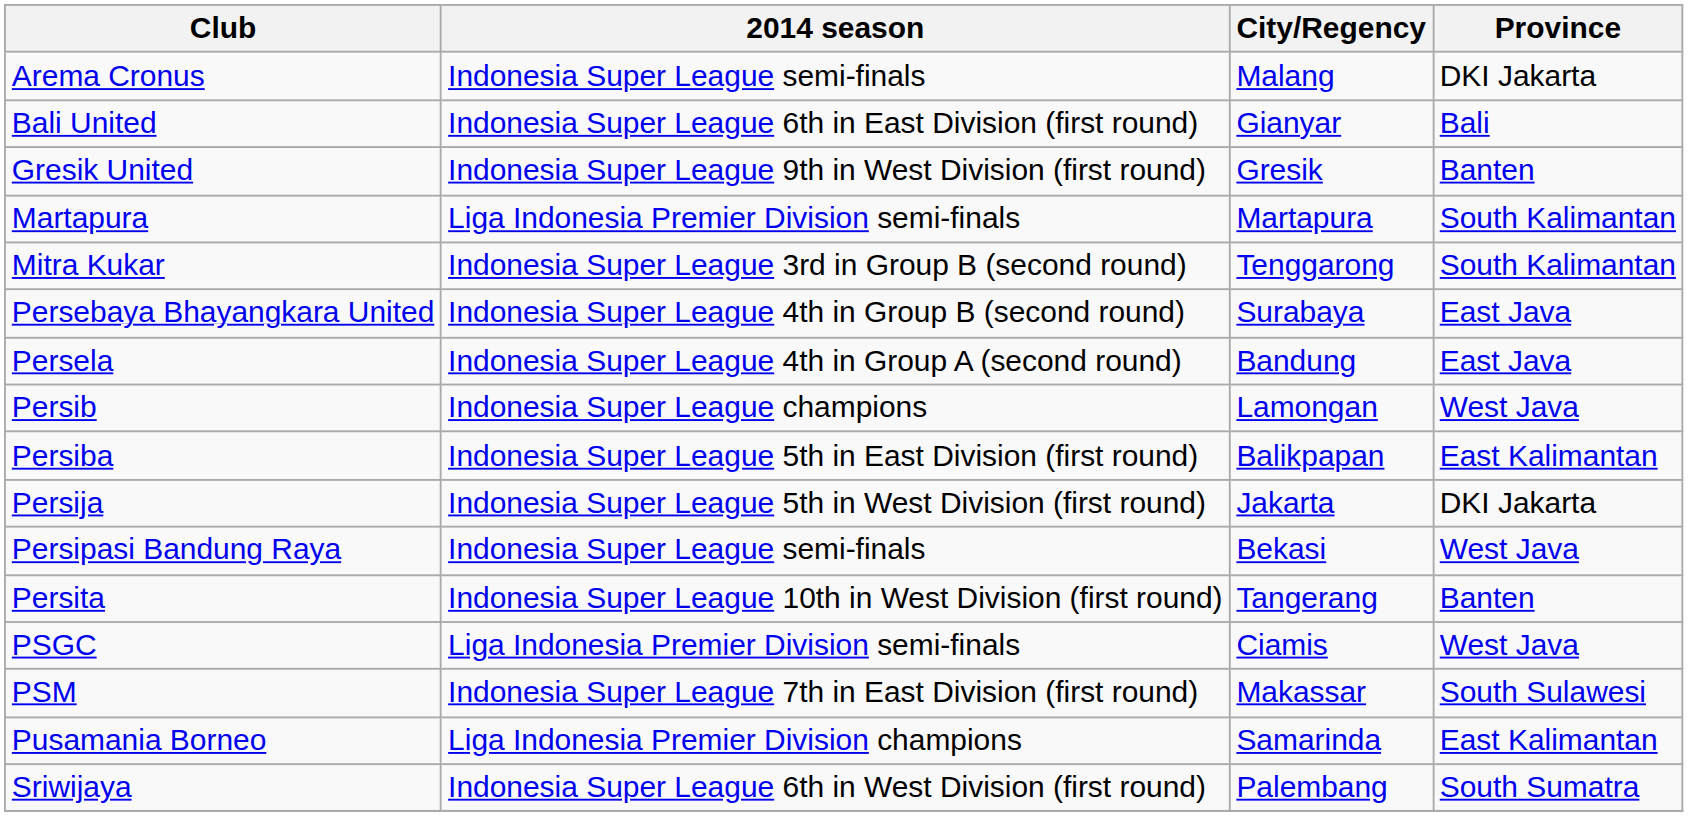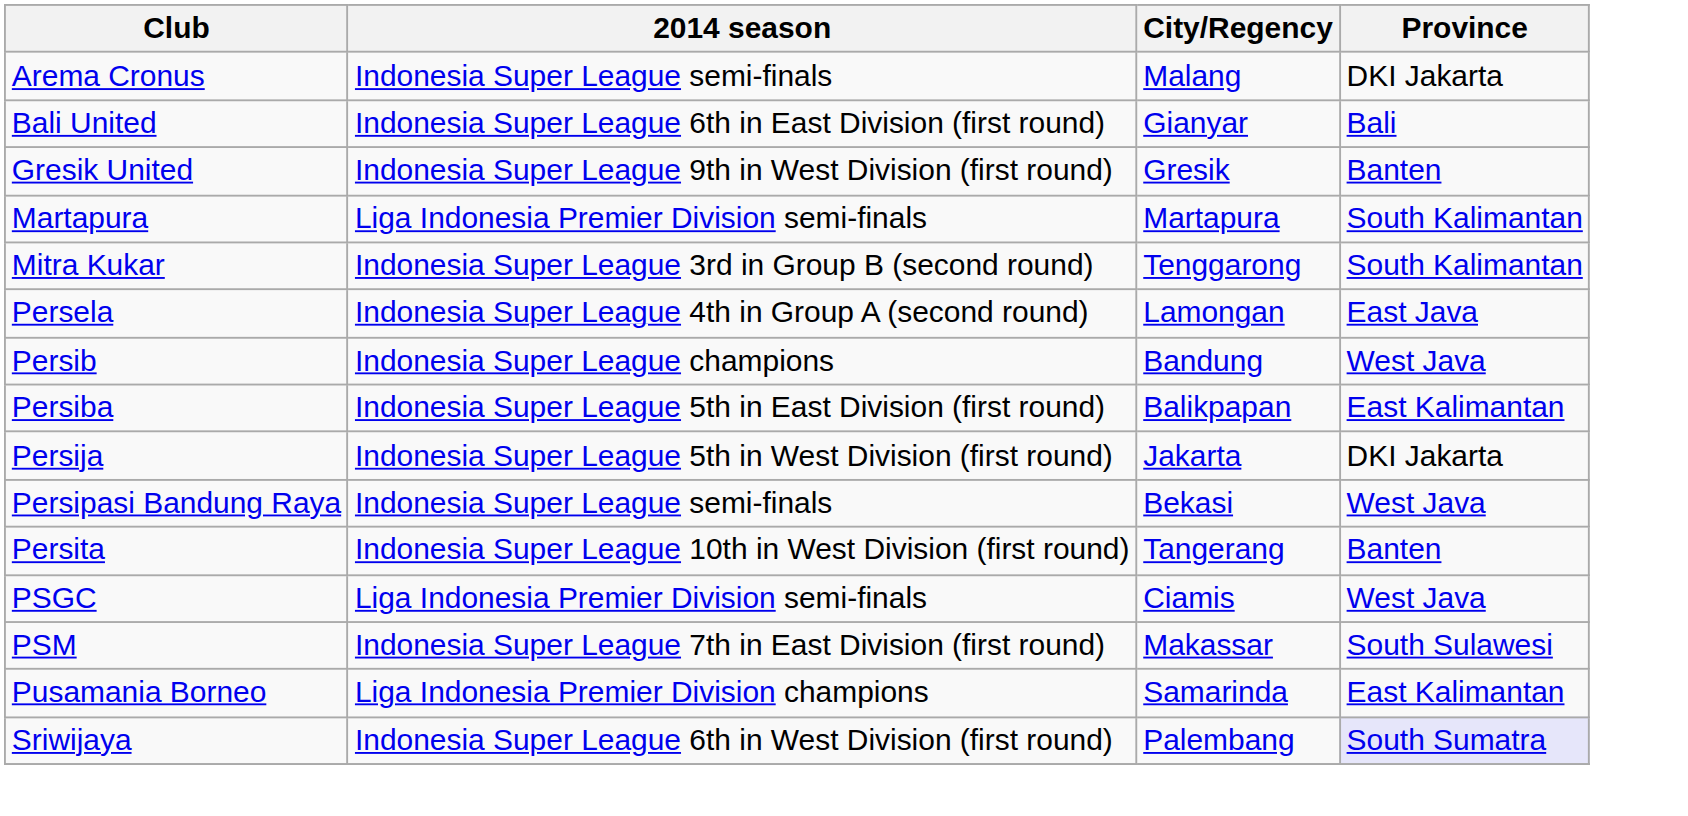- row: (223, 312)
(1296, 360) Bandung -> (1214, 312) Lamongan
(1307, 407) Lamongan -> (1203, 360) Bandung
(1540, 787) no background -> (1446, 739) lavender background
